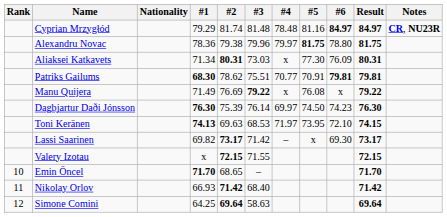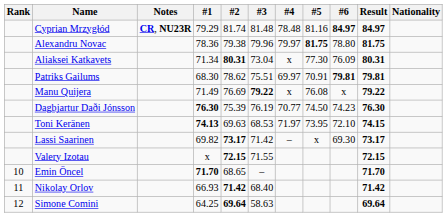columns swapped: (164, 12) <-> (414, 12)
(259, 60) 73.03 -> (262, 60) 73.04
(204, 76) bold -> (207, 76) normal
(286, 76) 70.77 -> (289, 76) 69.97
(259, 108) 76.14 -> (262, 108) 76.19
(286, 108) 69.97 -> (289, 108) 70.77
